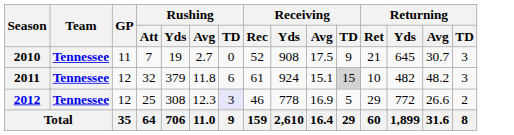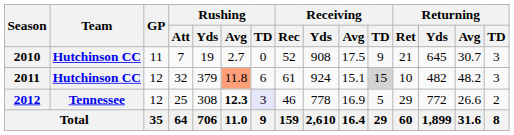(81, 57) Tennessee -> (97, 57) Hutchinson CC
(81, 78) Tennessee -> (97, 78) Hutchinson CC
(204, 78) no background -> (236, 78) lightsalmon background
(204, 99) normal -> (236, 99) bold
